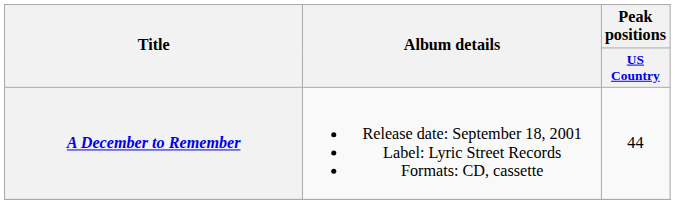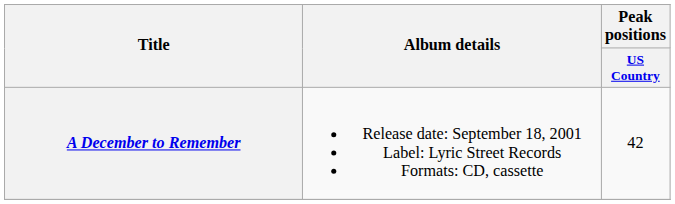(635, 143) 44 -> (635, 143) 42
